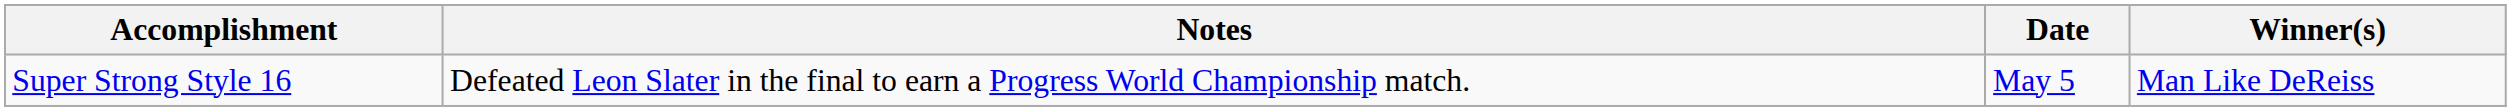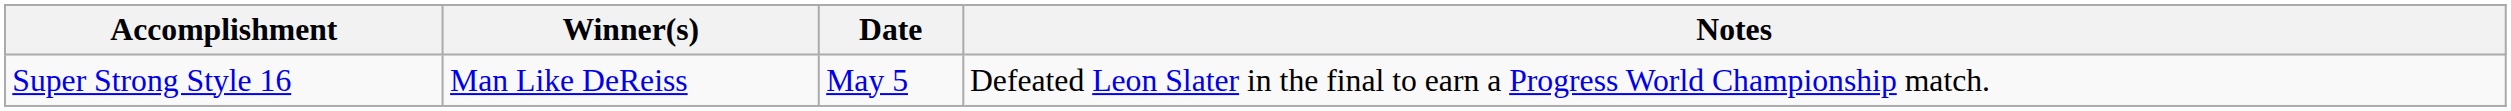columns swapped: (2318, 29) <-> (1214, 29)
